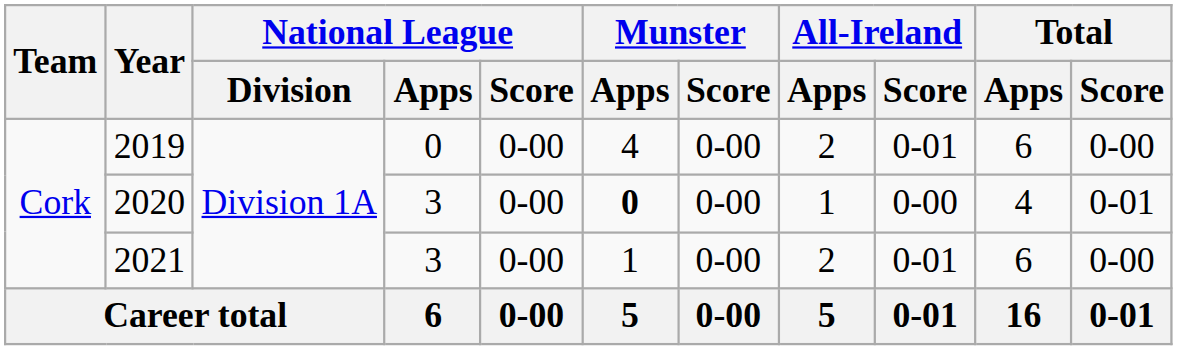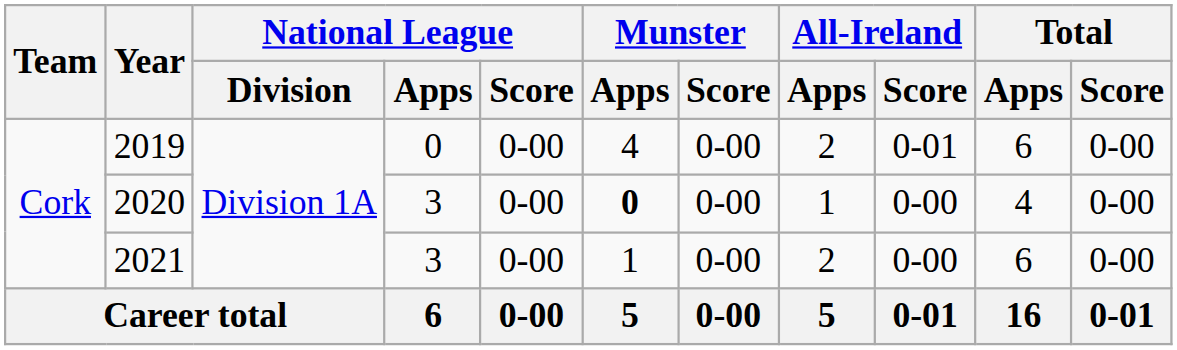(1122, 202) 0-01 -> (1122, 202) 0-00
(925, 259) 0-01 -> (925, 259) 0-00
